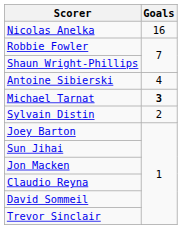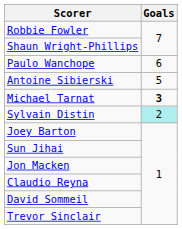- row: (51, 30)
+ row: (51, 64)
(159, 81) 4 -> (159, 81) 5
(159, 115) no background -> (159, 115) paleturquoise background
